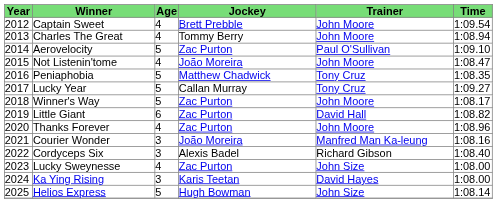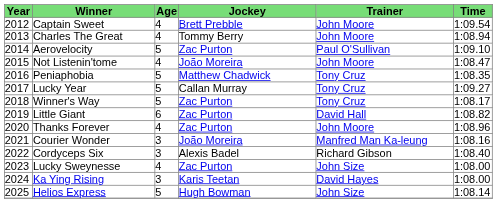(345, 101) John Moore -> (341, 101) Tony Cruz
